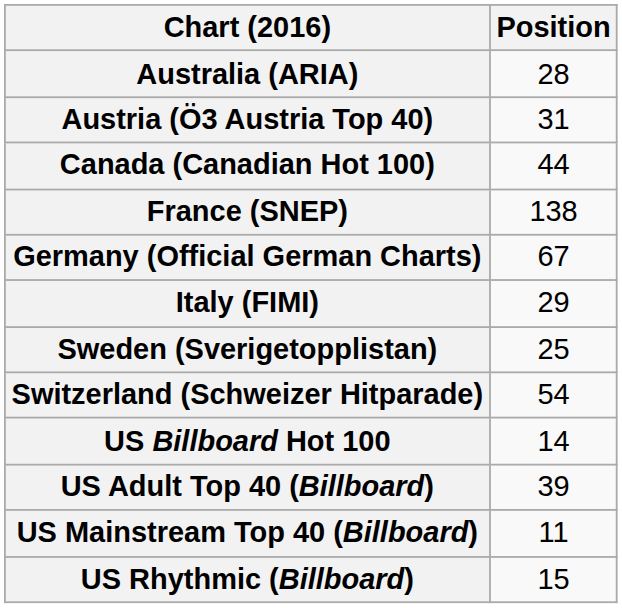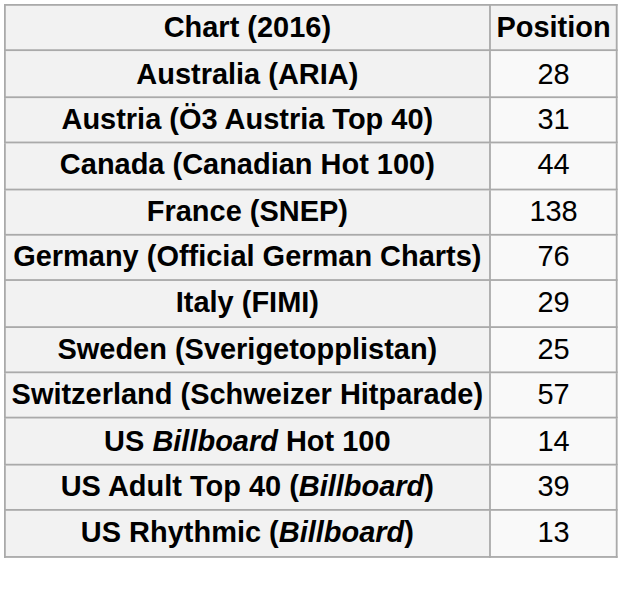(554, 257) 67 -> (554, 257) 76
(554, 394) 54 -> (554, 394) 57
- row: (247, 532)
(554, 578) 15 -> (554, 532) 13
